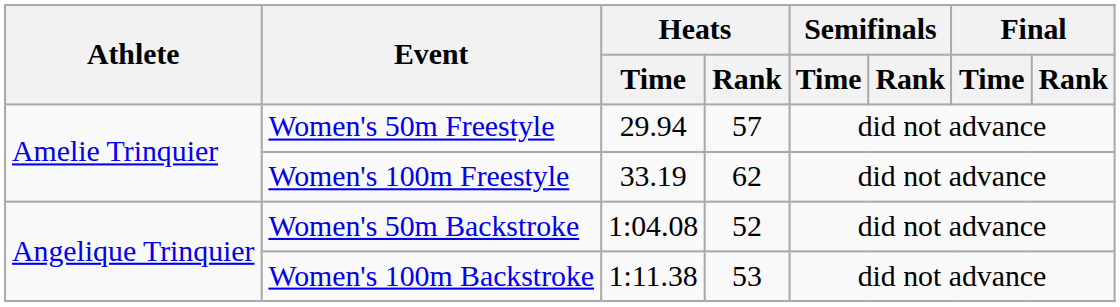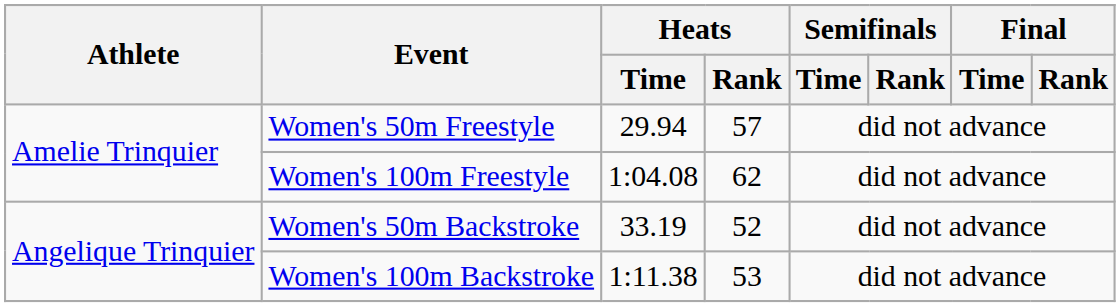(653, 176) 33.19 -> (653, 176) 1:04.08
(653, 226) 1:04.08 -> (653, 226) 33.19
